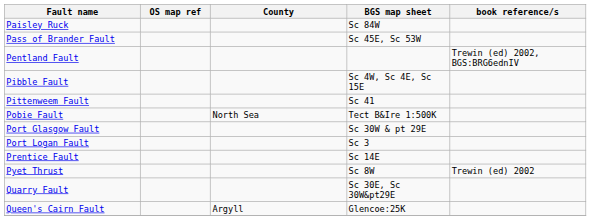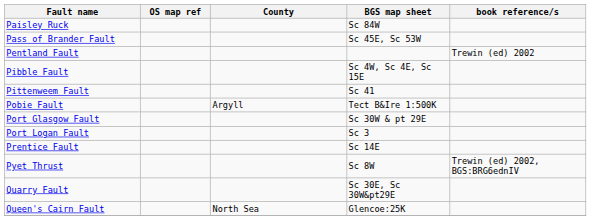(496, 58) Trewin (ed) 2002, BGS:BRG6ednIV -> (493, 53) Trewin (ed) 2002
(236, 115) North Sea -> (228, 105) Argyll
(493, 171) Trewin (ed) 2002 -> (496, 166) Trewin (ed) 2002, BGS:BRG6ednIV
(228, 209) Argyll -> (236, 209) North Sea
